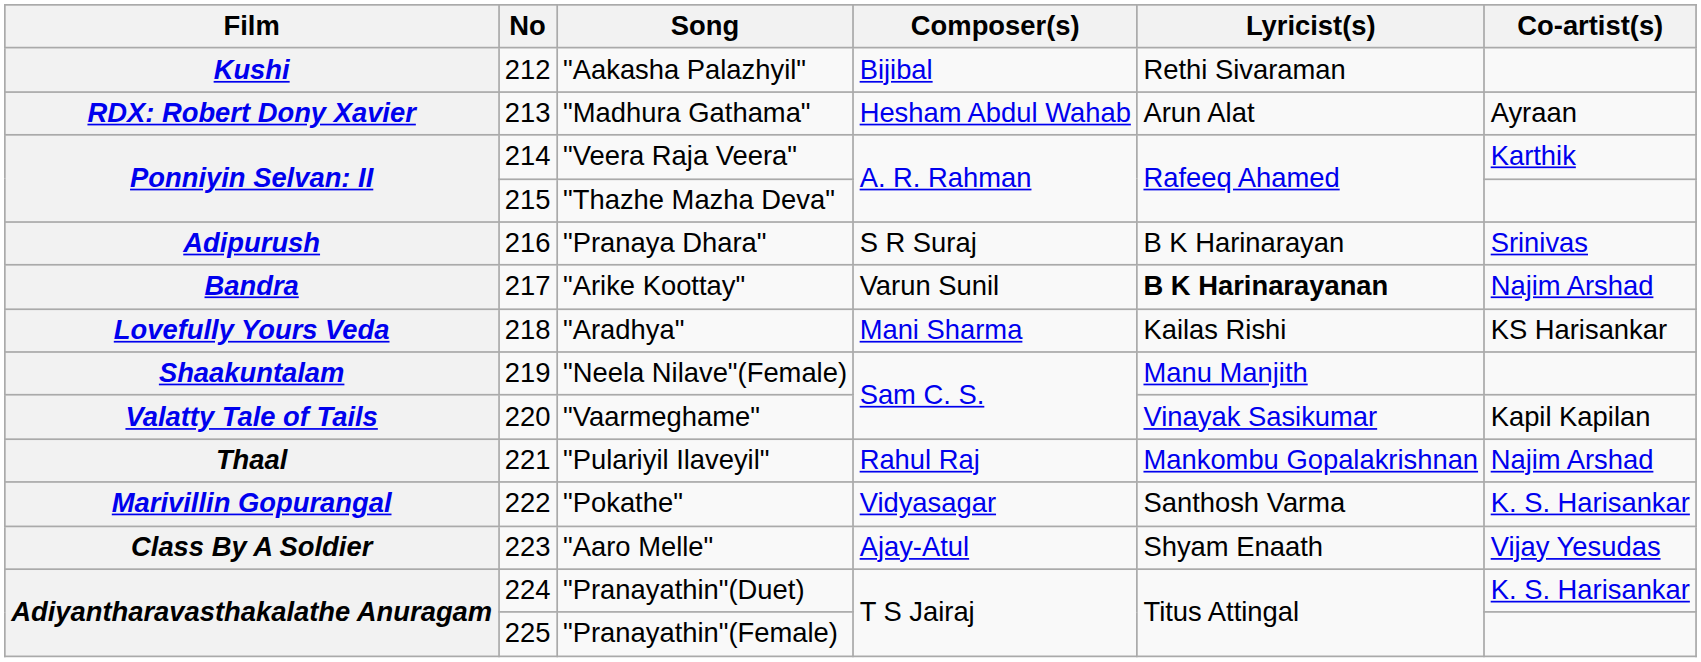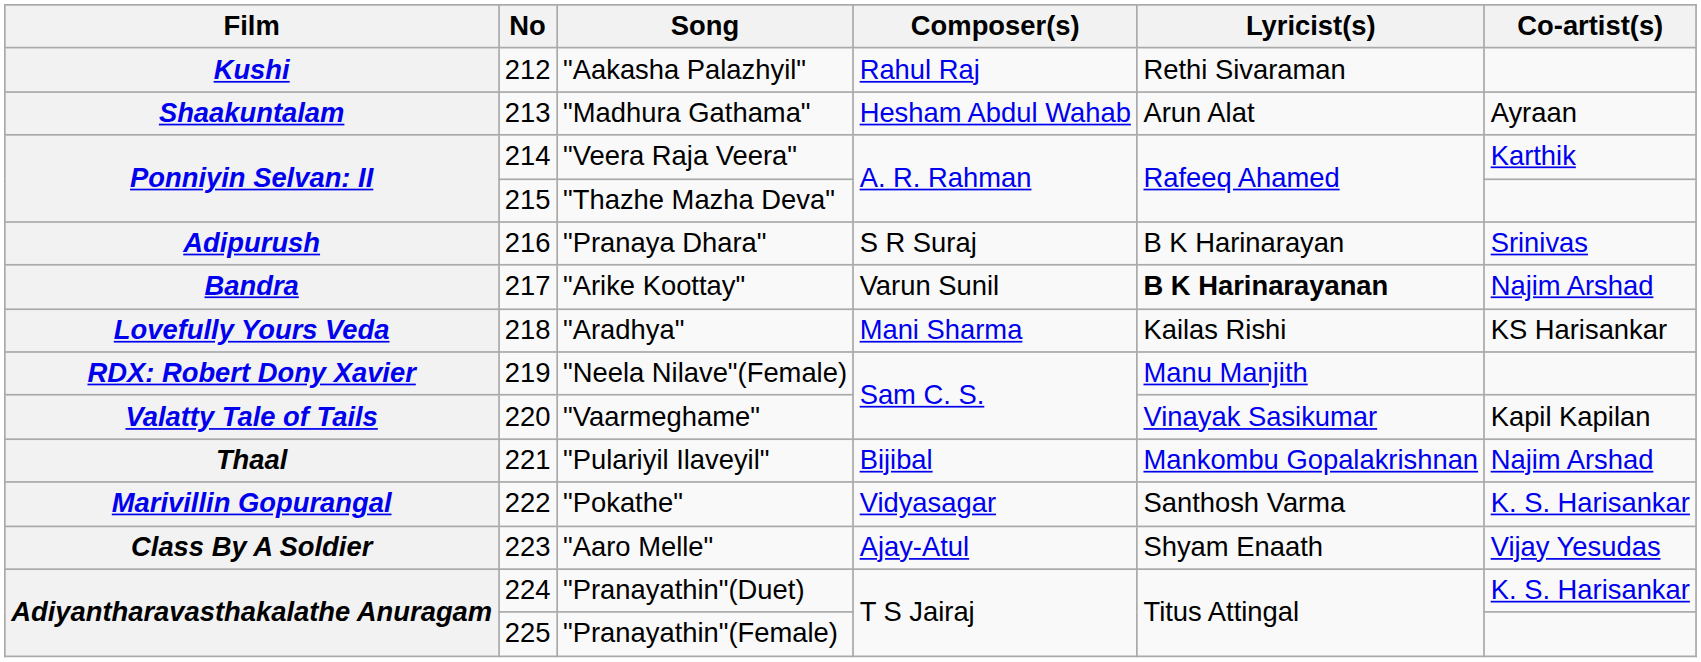(896, 69) Bijibal -> (920, 69) Rahul Raj
(252, 112) RDX: Robert Dony Xavier -> (252, 112) Shaakuntalam
(252, 373) Shaakuntalam -> (252, 373) RDX: Robert Dony Xavier
(920, 460) Rahul Raj -> (896, 460) Bijibal
